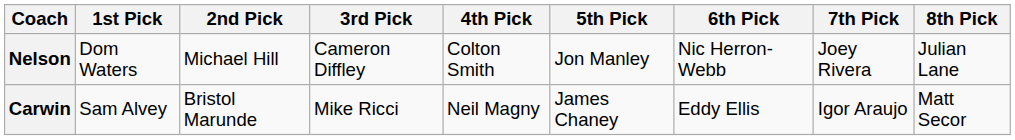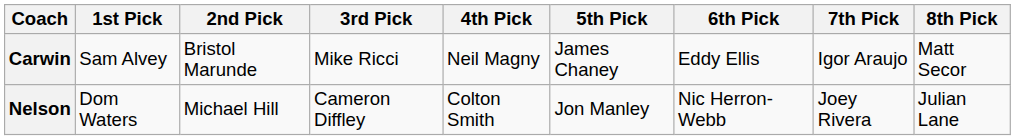rows swapped: (40, 109) <-> (40, 59)
